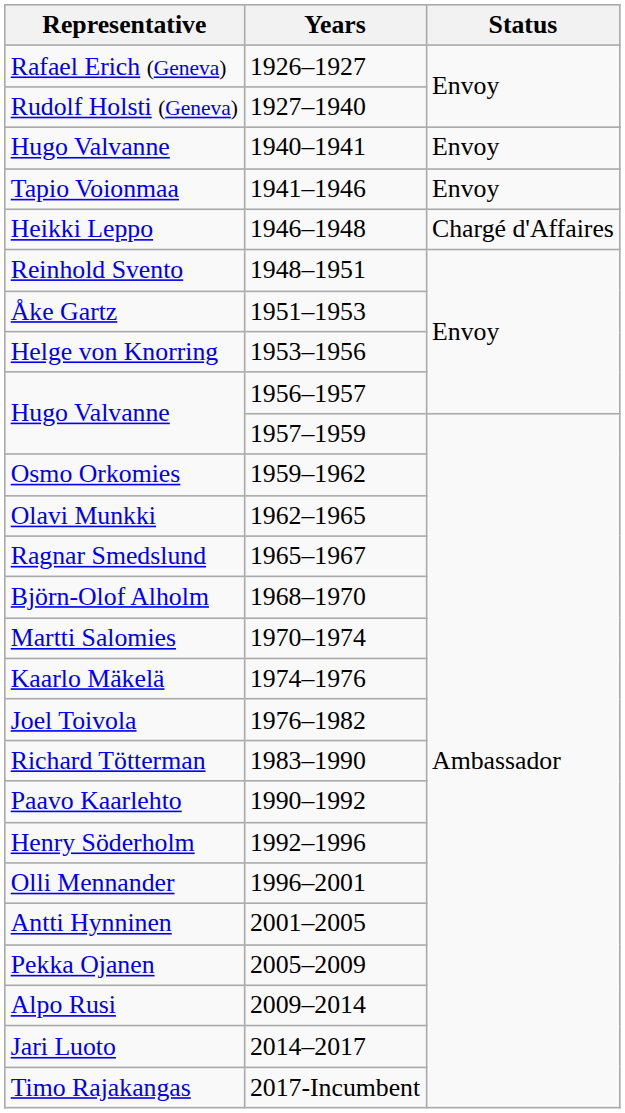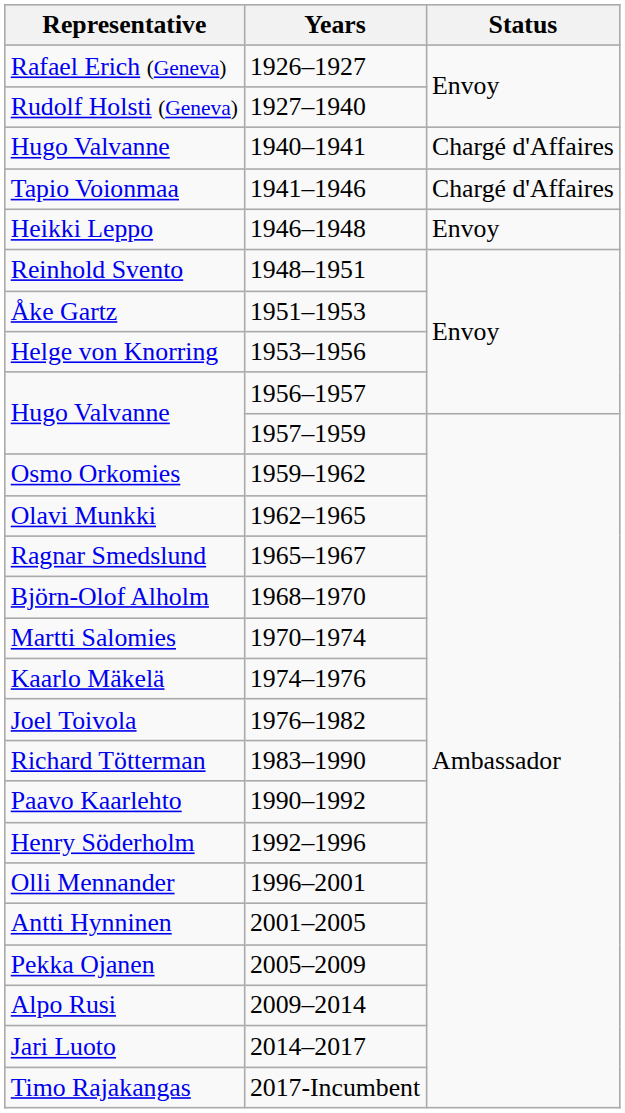(466, 147) Envoy -> (523, 147) Chargé d'Affaires
(466, 188) Envoy -> (523, 188) Chargé d'Affaires
(523, 229) Chargé d'Affaires -> (466, 229) Envoy
